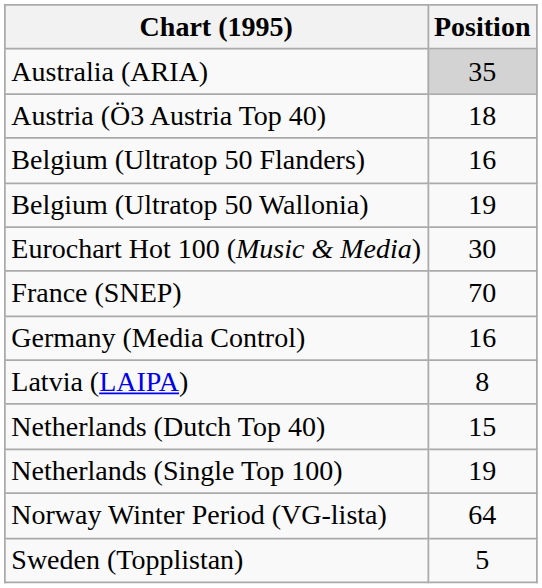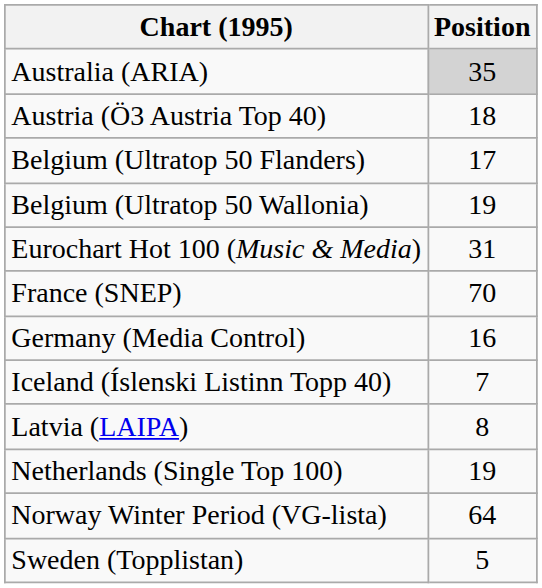(482, 159) 16 -> (482, 159) 17
(482, 248) 30 -> (482, 248) 31
+ row: (201, 381)
- row: (168, 426)
